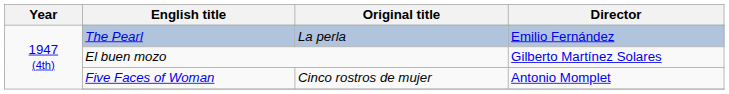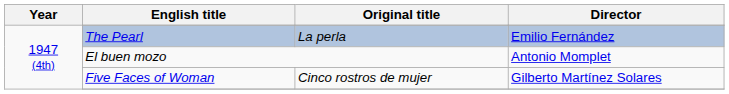(586, 57) Gilberto Martínez Solares -> (561, 57) Antonio Momplet
(561, 78) Antonio Momplet -> (586, 78) Gilberto Martínez Solares
